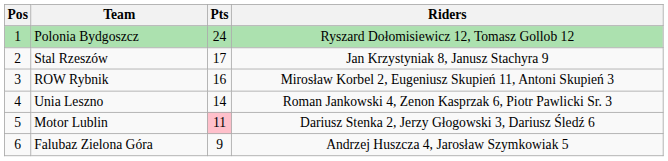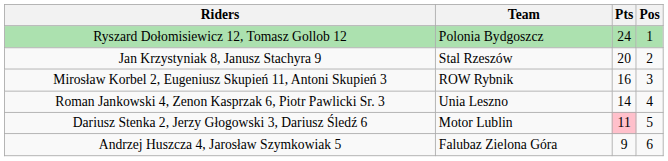columns swapped: (18, 15) <-> (447, 15)
(220, 58) 17 -> (624, 58) 20
